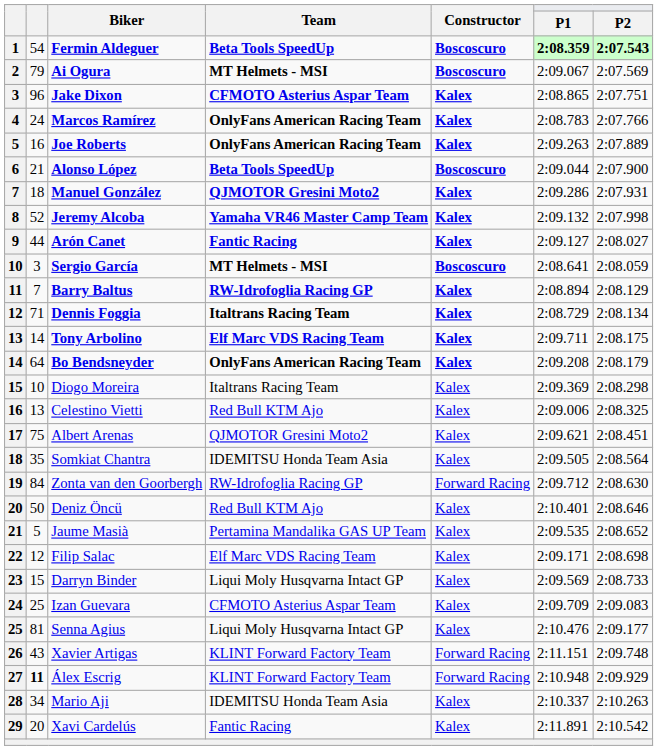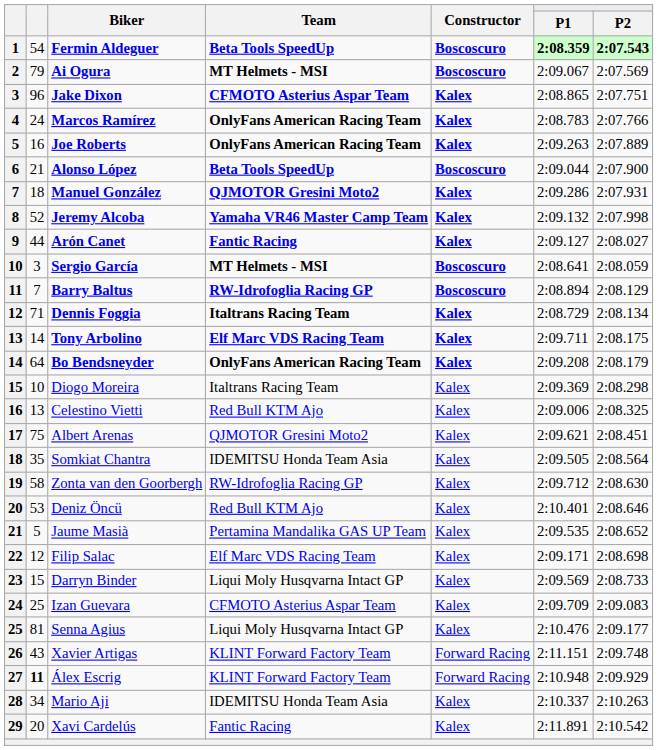(453, 289) Kalex -> (470, 289) Boscoscuro
(37, 483) 84 -> (37, 483) 58
(483, 483) Forward Racing -> (453, 483) Kalex
(37, 507) 50 -> (37, 507) 53
